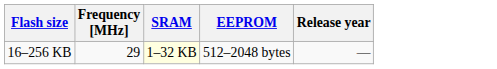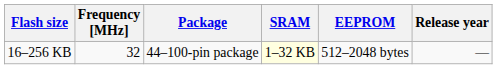+ column: (203, 23)
(133, 52) 29 -> (133, 52) 32
